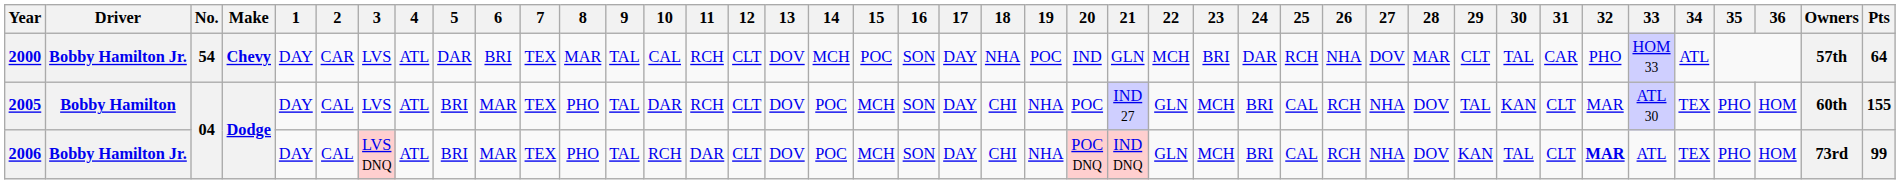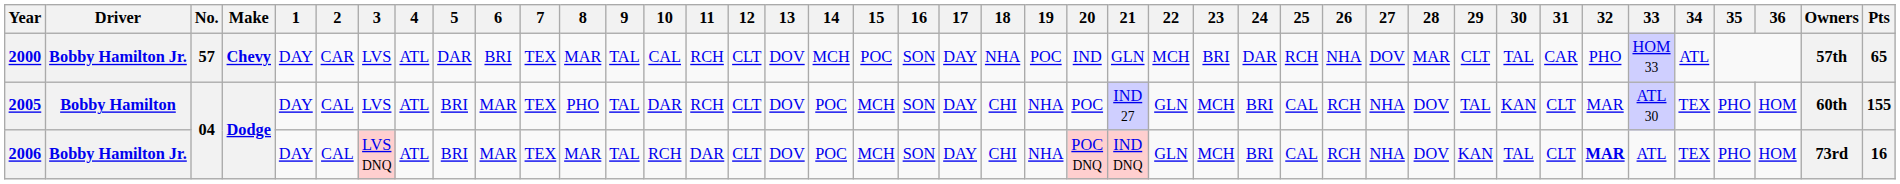(207, 57) 54 -> (207, 57) 57
(1879, 57) 64 -> (1879, 57) 65
(583, 154) PHO -> (583, 154) MAR
(1879, 154) 99 -> (1879, 154) 16
